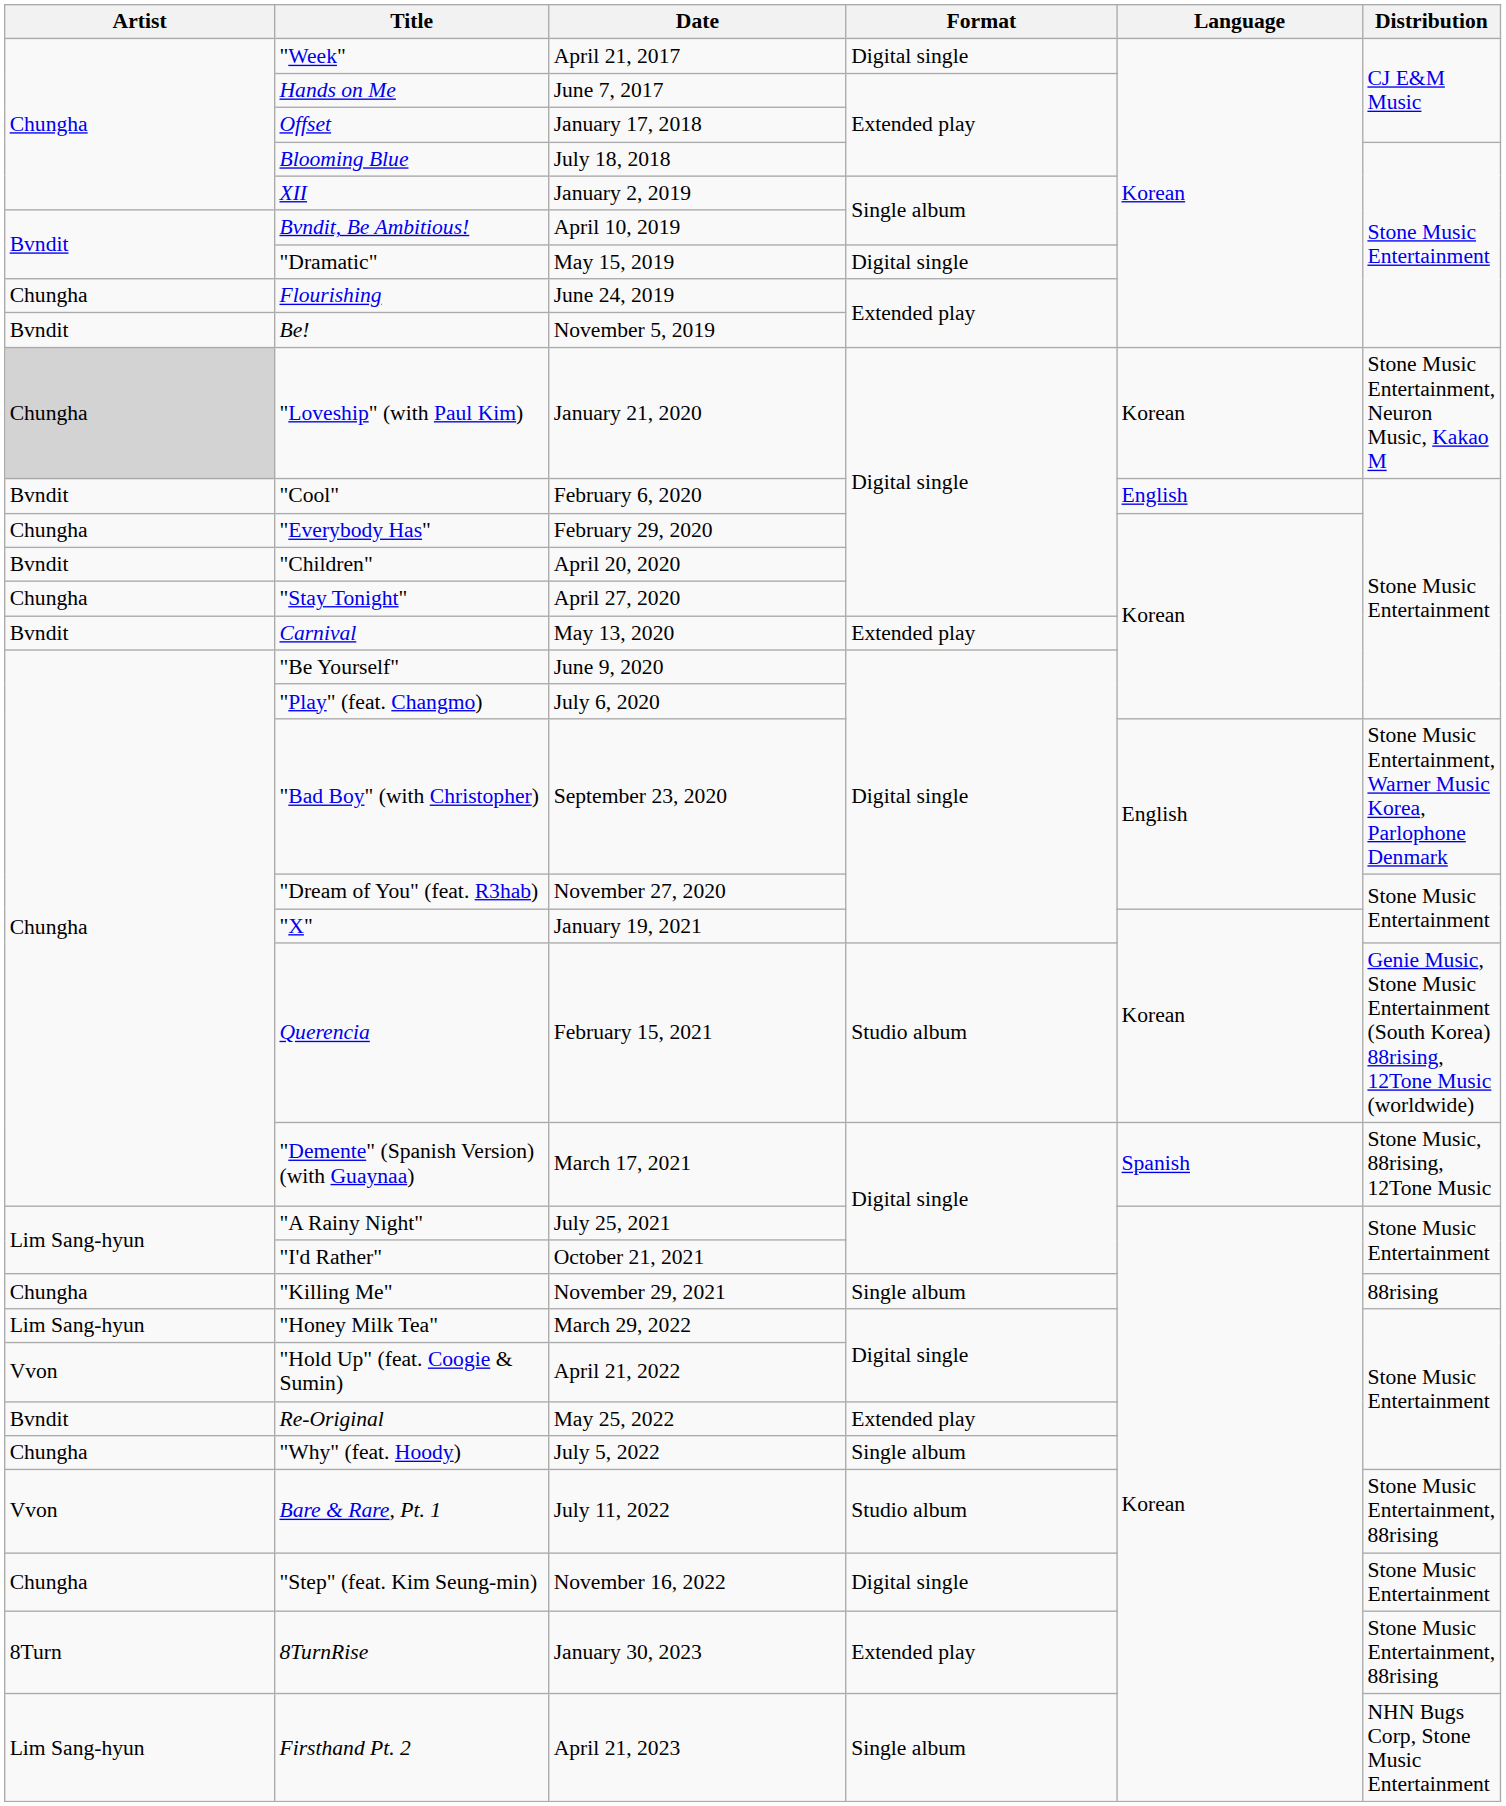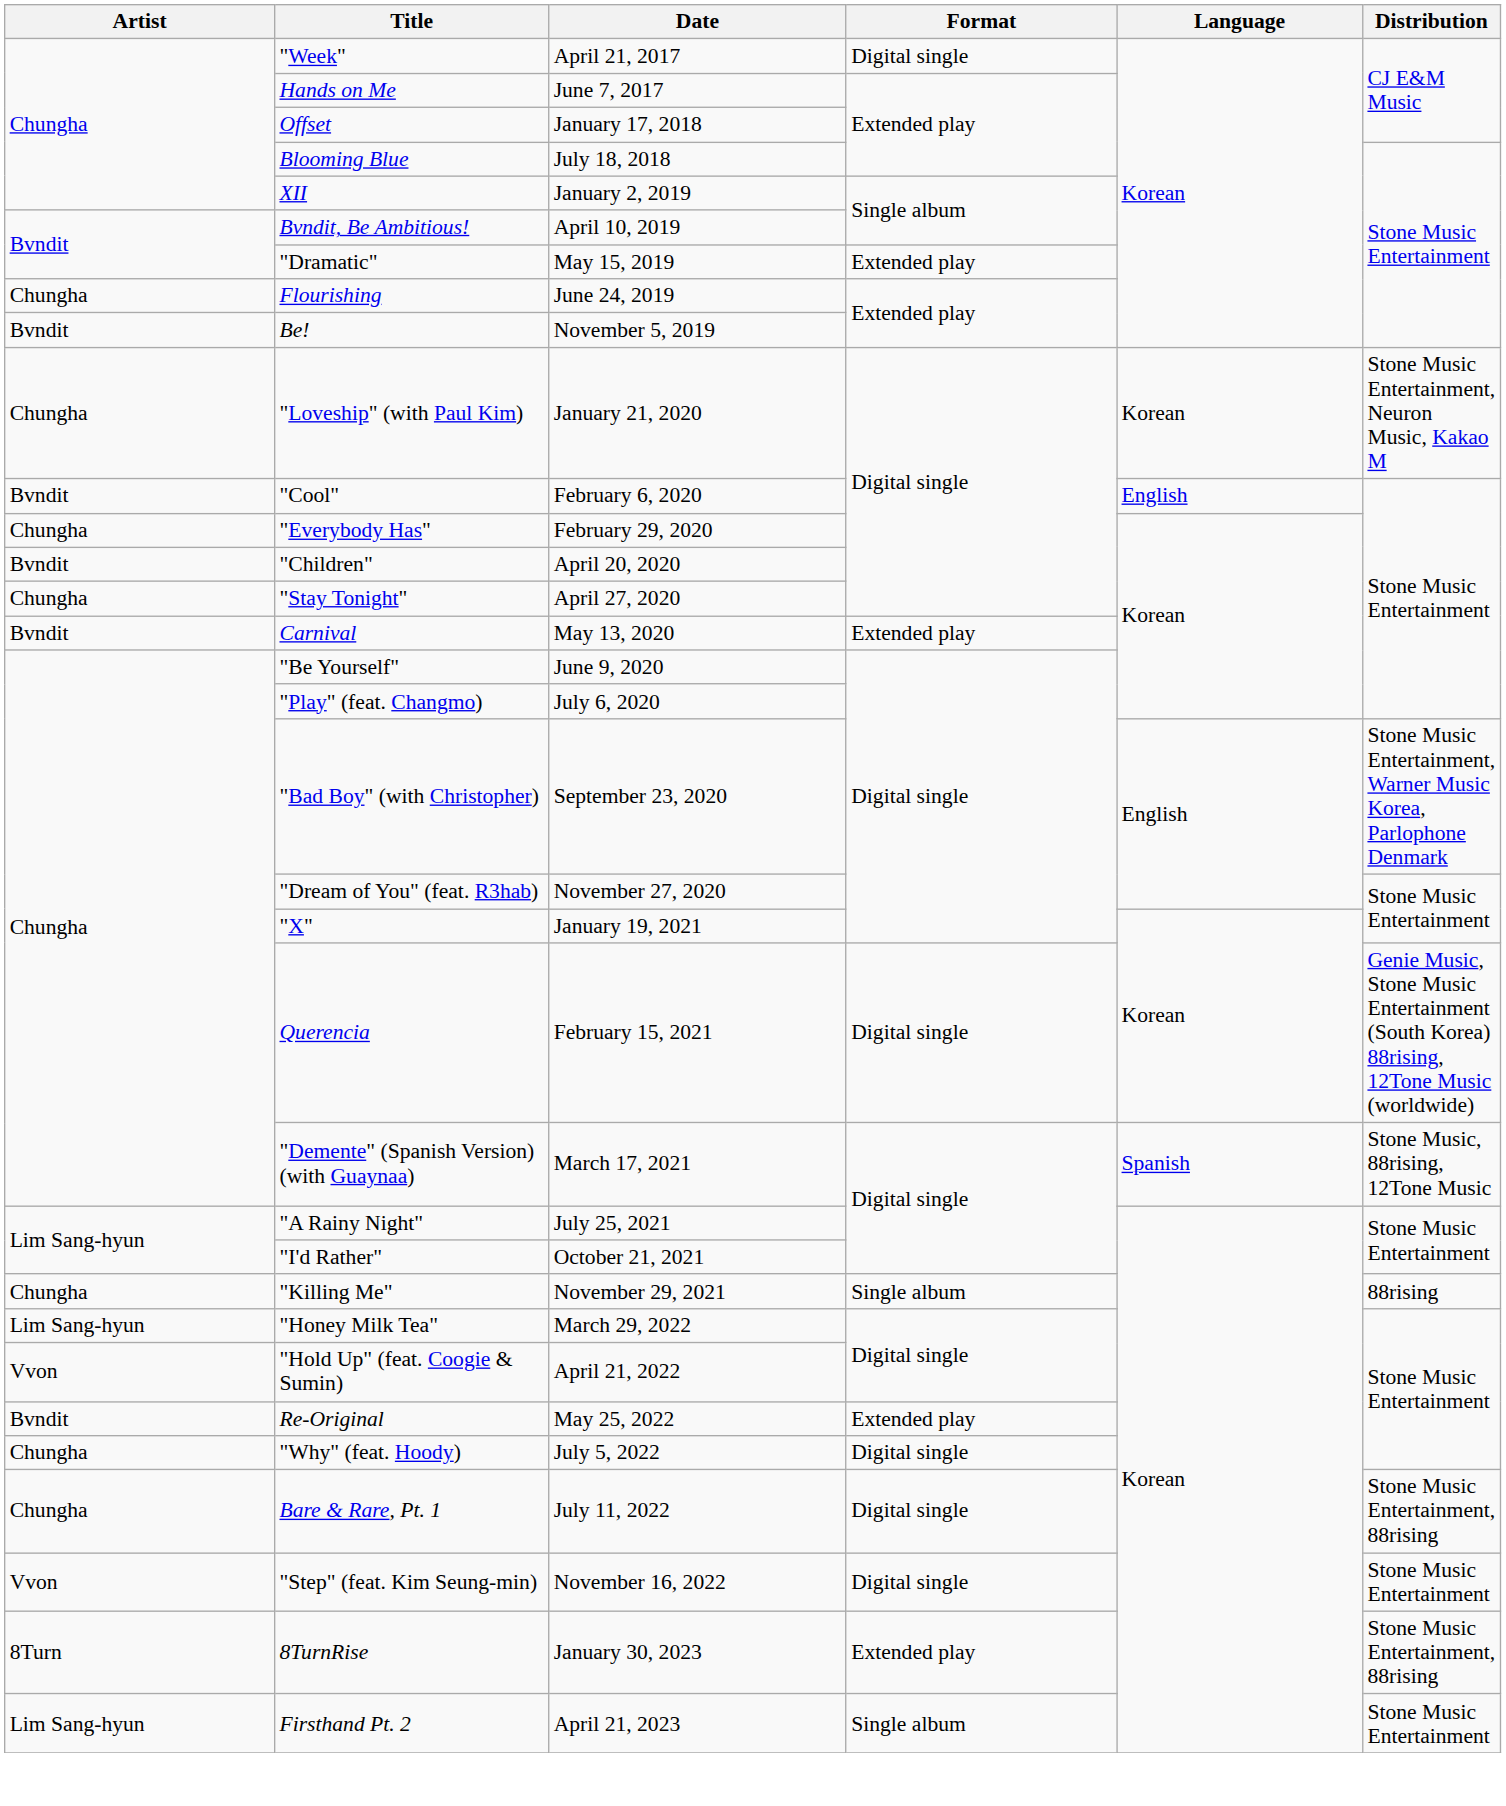(910, 261) Digital single -> (913, 261) Extended play
(49, 412) lightgrey background -> (49, 412) no background
(909, 1032) Studio album -> (910, 1032) Digital single
(909, 1452) Single album -> (910, 1452) Digital single
(34, 1511) Vvon -> (49, 1511) Chungha
(909, 1511) Studio album -> (910, 1511) Digital single
(49, 1581) Chungha -> (34, 1581) Vvon
(1429, 1747) NHN Bugs Corp, Stone Music Entertainment -> (1429, 1723) Stone Music Entertainment
